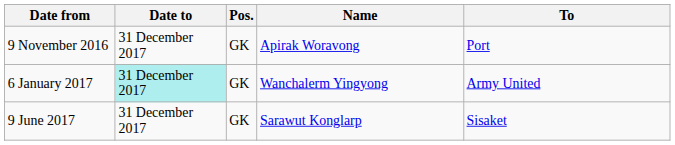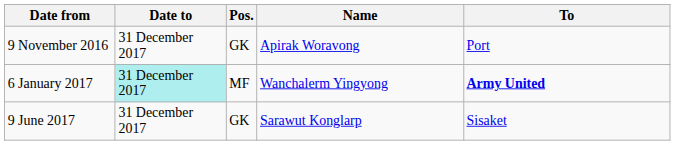(239, 83) GK -> (239, 83) MF
(503, 83) normal -> (506, 83) bold
